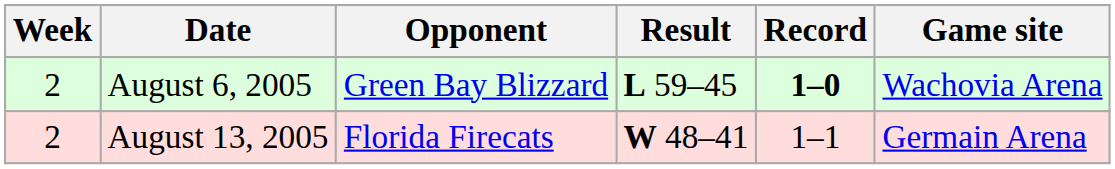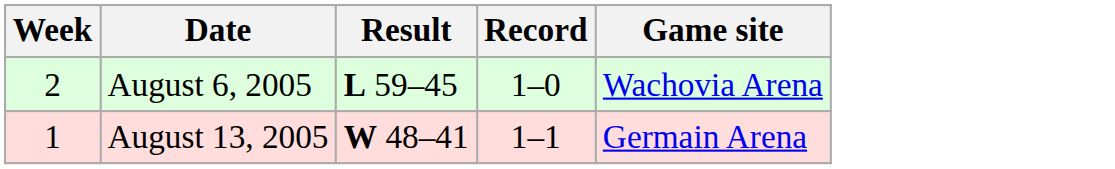- column: (476, 30)
(815, 83) bold -> (536, 83) normal
(52, 136) 2 -> (52, 136) 1
